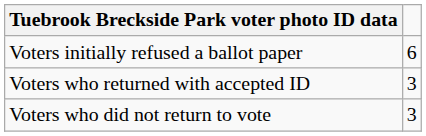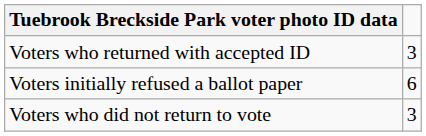rows swapped: (156, 51) <-> (160, 83)
